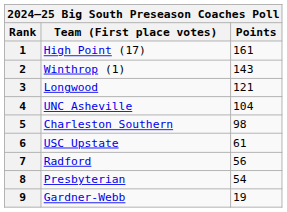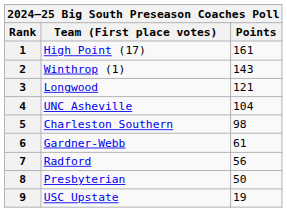(81, 143) USC Upstate -> (85, 143) Gardner-Webb
(240, 180) 54 -> (240, 180) 50
(85, 198) Gardner-Webb -> (81, 198) USC Upstate
